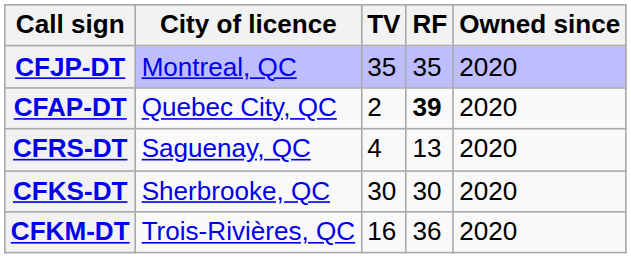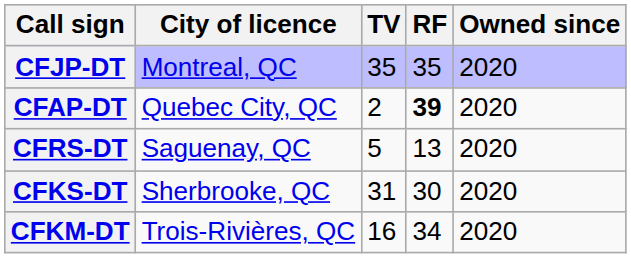(374, 149) 4 -> (374, 149) 5
(382, 190) 30 -> (382, 190) 31
(427, 231) 36 -> (427, 231) 34
